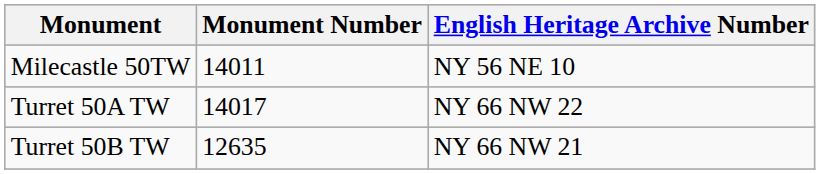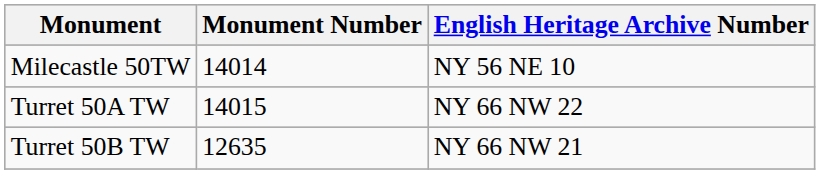(234, 65) 14011 -> (234, 65) 14014
(234, 106) 14017 -> (234, 106) 14015
